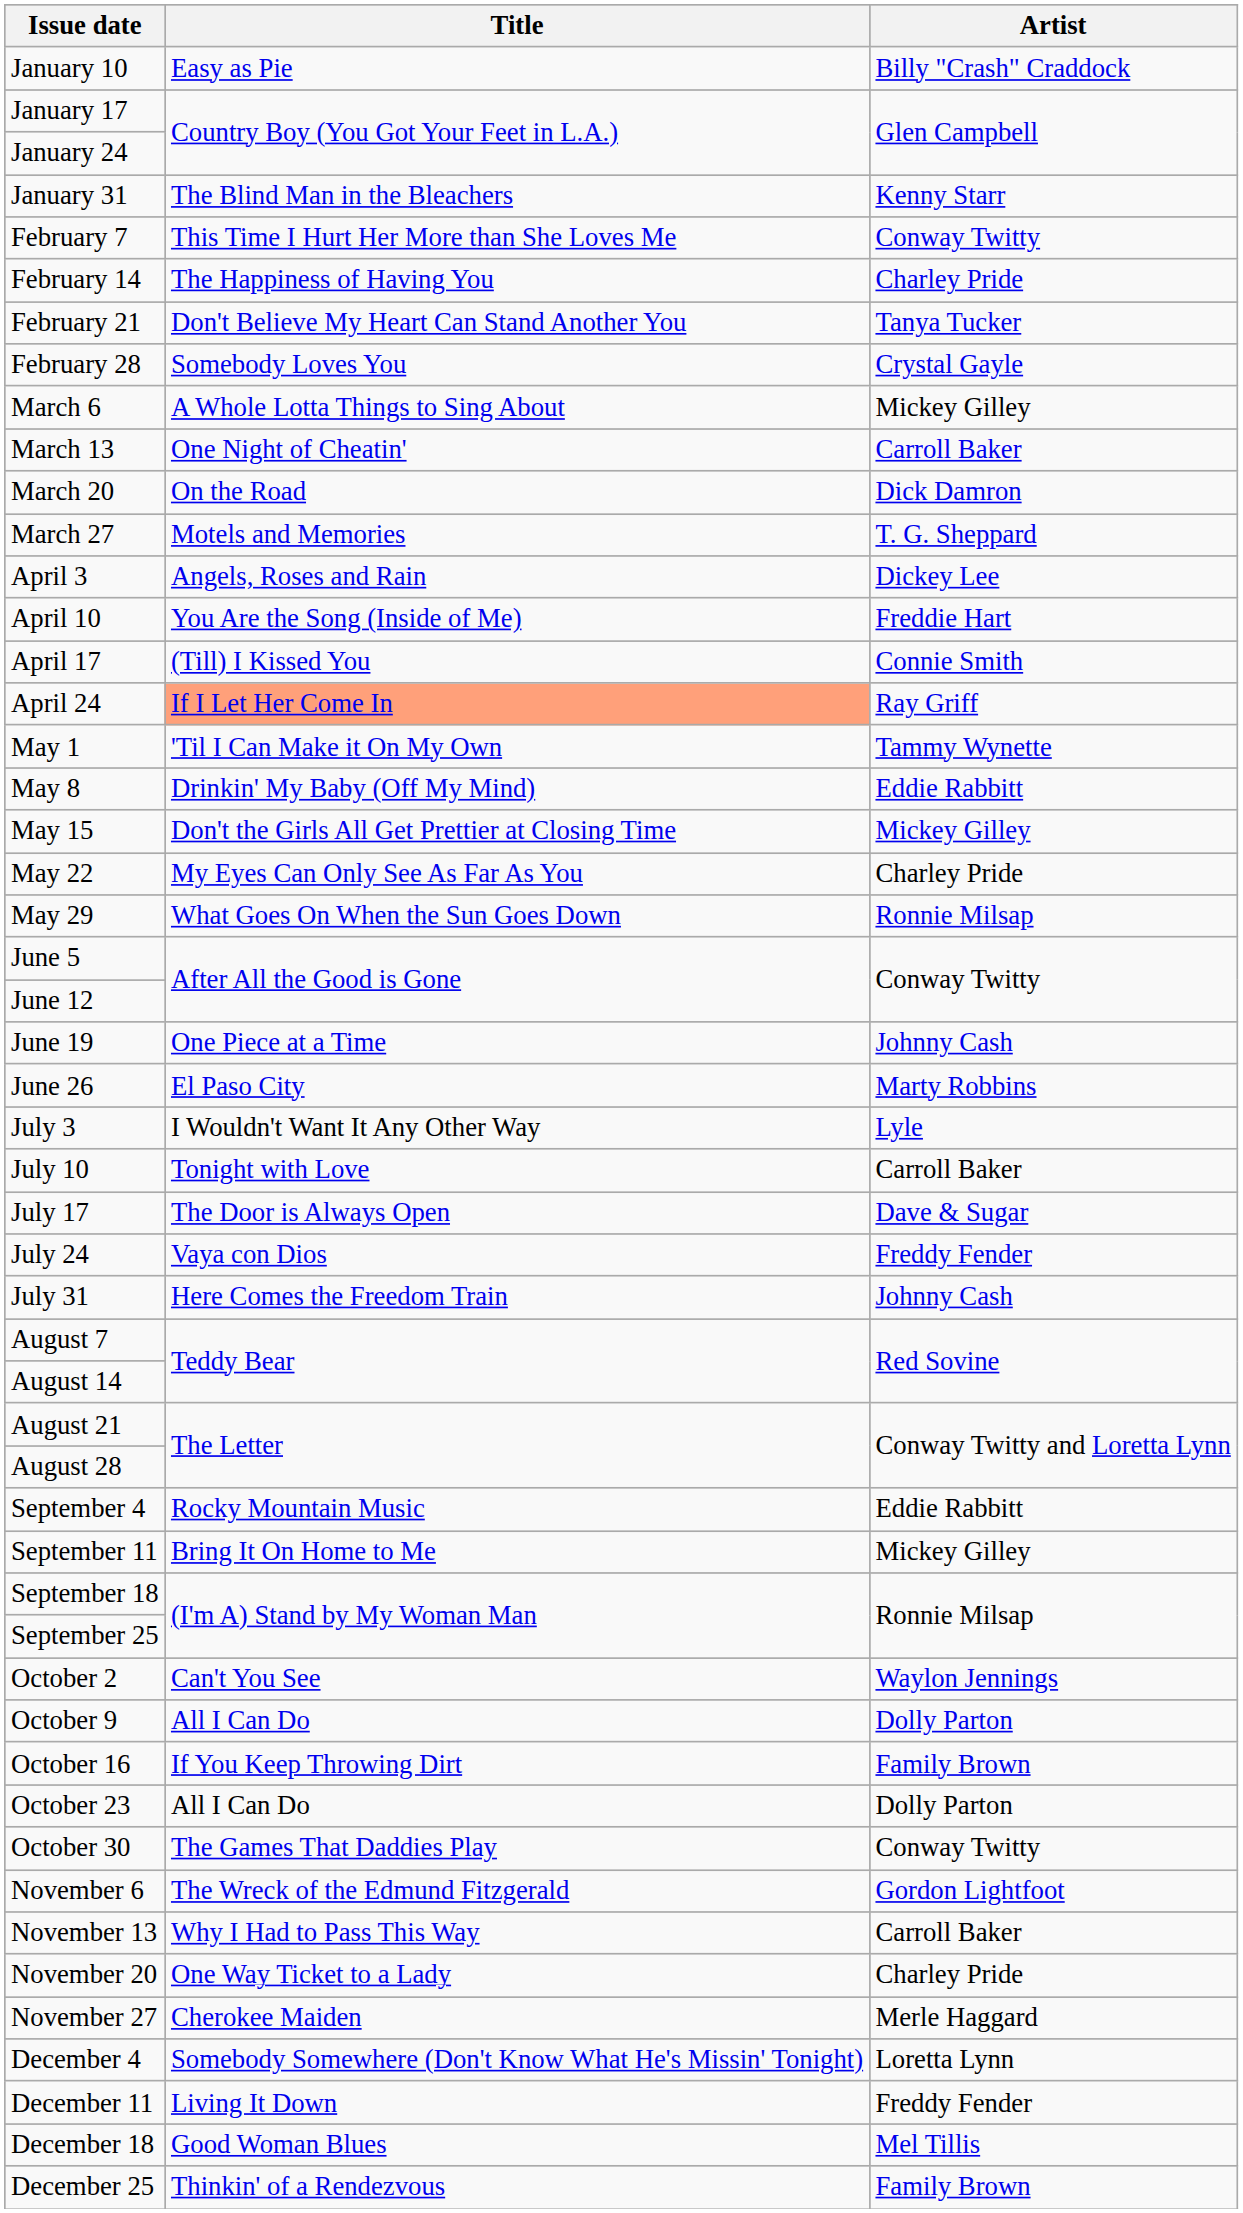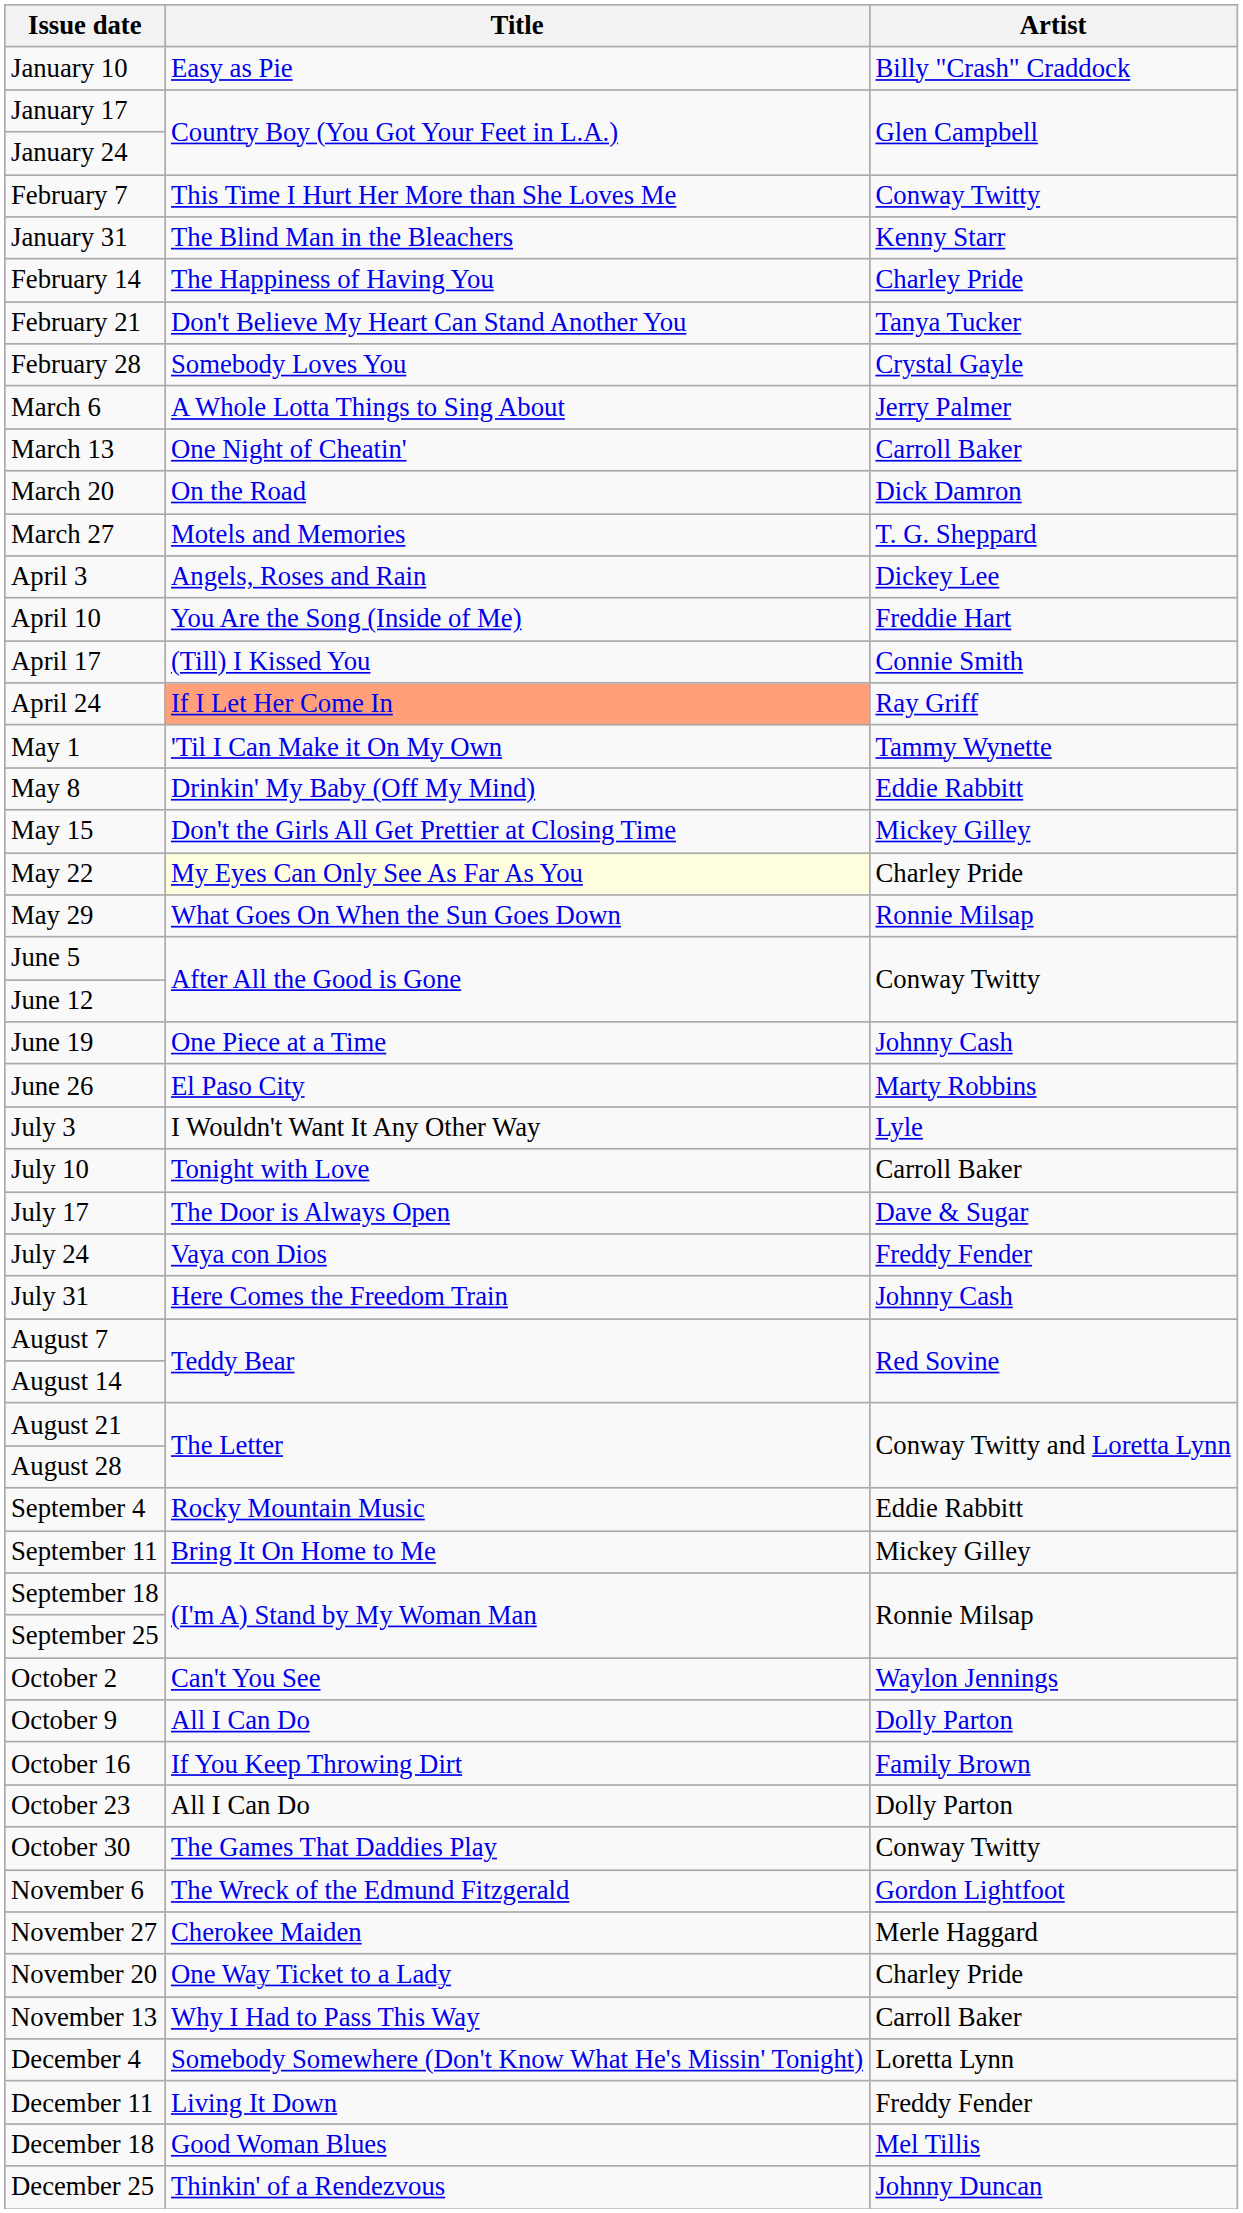rows swapped: (69, 195) <-> (69, 237)
(953, 407) Mickey Gilley -> (943, 407) Jerry Palmer
(377, 873) no background -> (377, 873) lightyellow background
rows swapped: (84, 1932) <-> (84, 2017)
(953, 2186) Family Brown -> (959, 2186) Johnny Duncan
